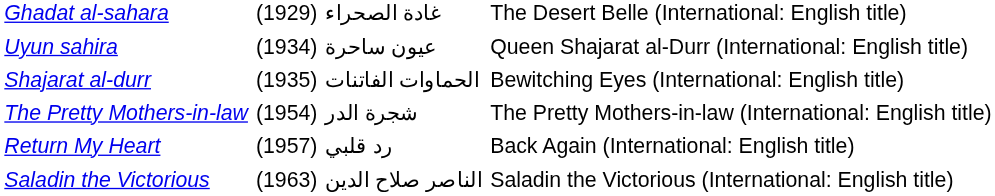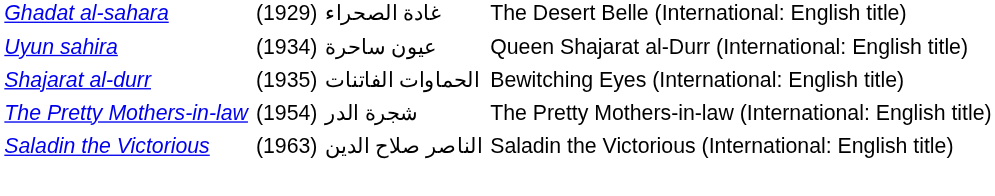- row: (82, 145)
